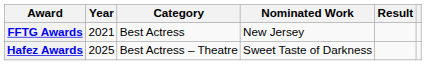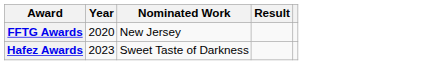- column: (179, 13)
(101, 32) 2021 -> (101, 32) 2020
(101, 50) 2025 -> (101, 50) 2023
